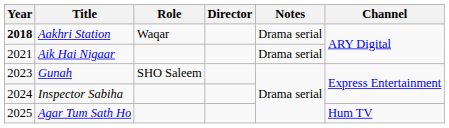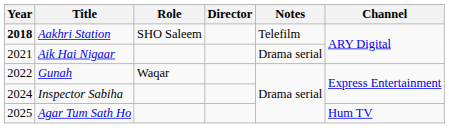(153, 34) Waqar -> (169, 34) SHO Saleem
(290, 34) Drama serial -> (279, 34) Telefilm
(20, 73) 2023 -> (20, 73) 2022
(169, 73) SHO Saleem -> (153, 73) Waqar
